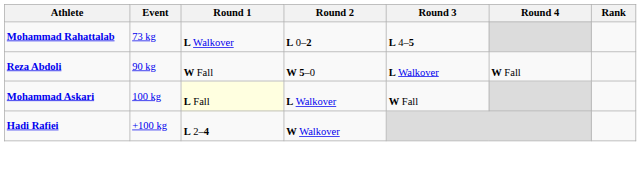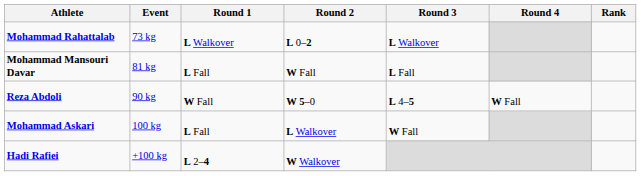(401, 43) L 4–5 -> (414, 43) L Walkover
+ row: (57, 66)
(414, 73) L Walkover -> (401, 102) L 4–5
(197, 102) lightyellow background -> (197, 132) no background
